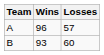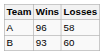(69, 27) 57 -> (69, 27) 58
